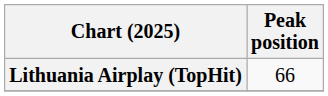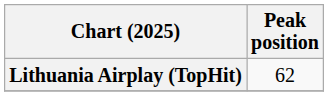(285, 74) 66 -> (285, 74) 62
